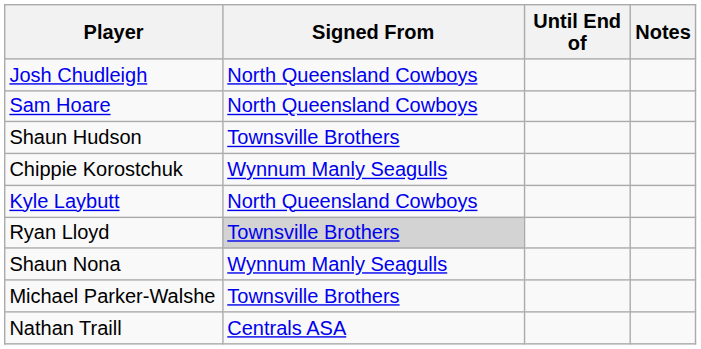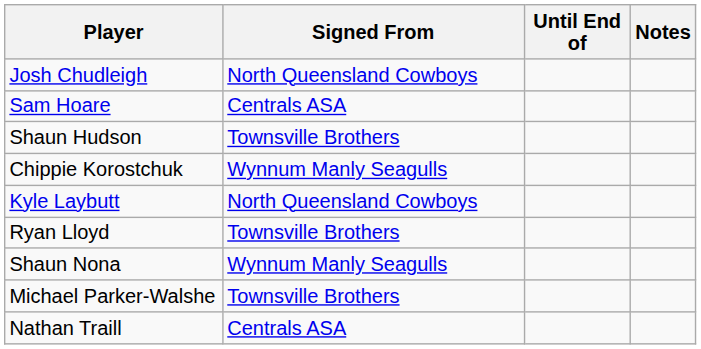(352, 106) North Queensland Cowboys -> (287, 106) Centrals ASA
(313, 233) lightgrey background -> (313, 233) no background
